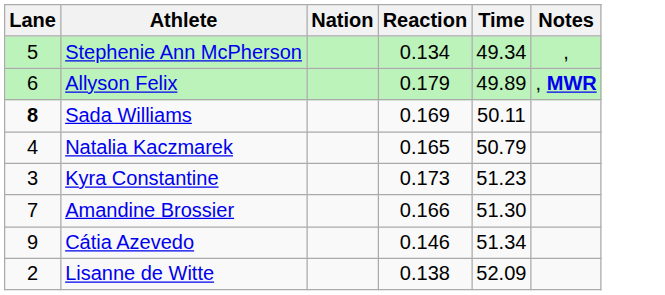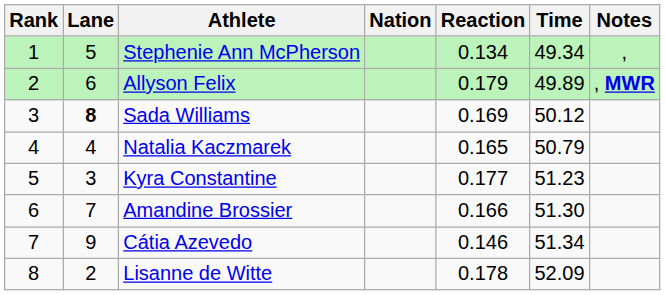+ column: (34, 20)
(501, 115) 50.11 -> (559, 115) 50.12
(425, 178) 0.173 -> (483, 178) 0.177
(425, 274) 0.138 -> (483, 274) 0.178
